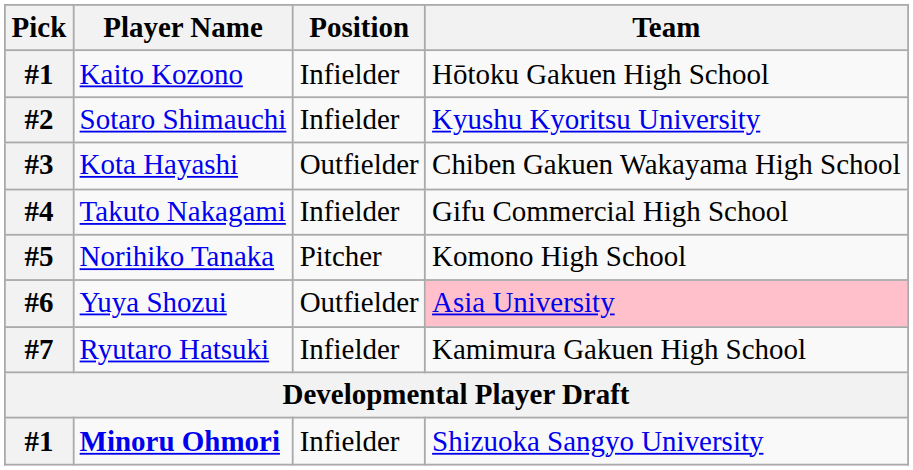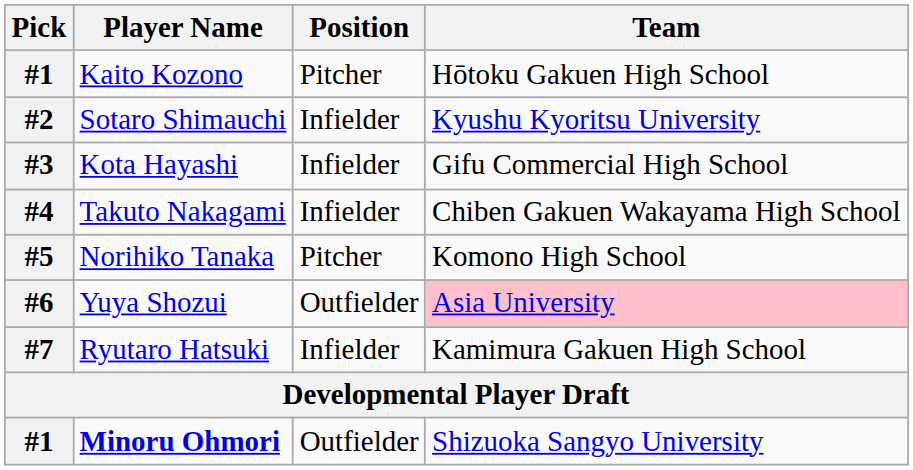(350, 73) Infielder -> (341, 73) Pitcher
(359, 165) Outfielder -> (350, 165) Infielder
(666, 165) Chiben Gakuen Wakayama High School -> (610, 165) Gifu Commercial High School
(610, 211) Gifu Commercial High School -> (666, 211) Chiben Gakuen Wakayama High School
(350, 440) Infielder -> (359, 440) Outfielder
